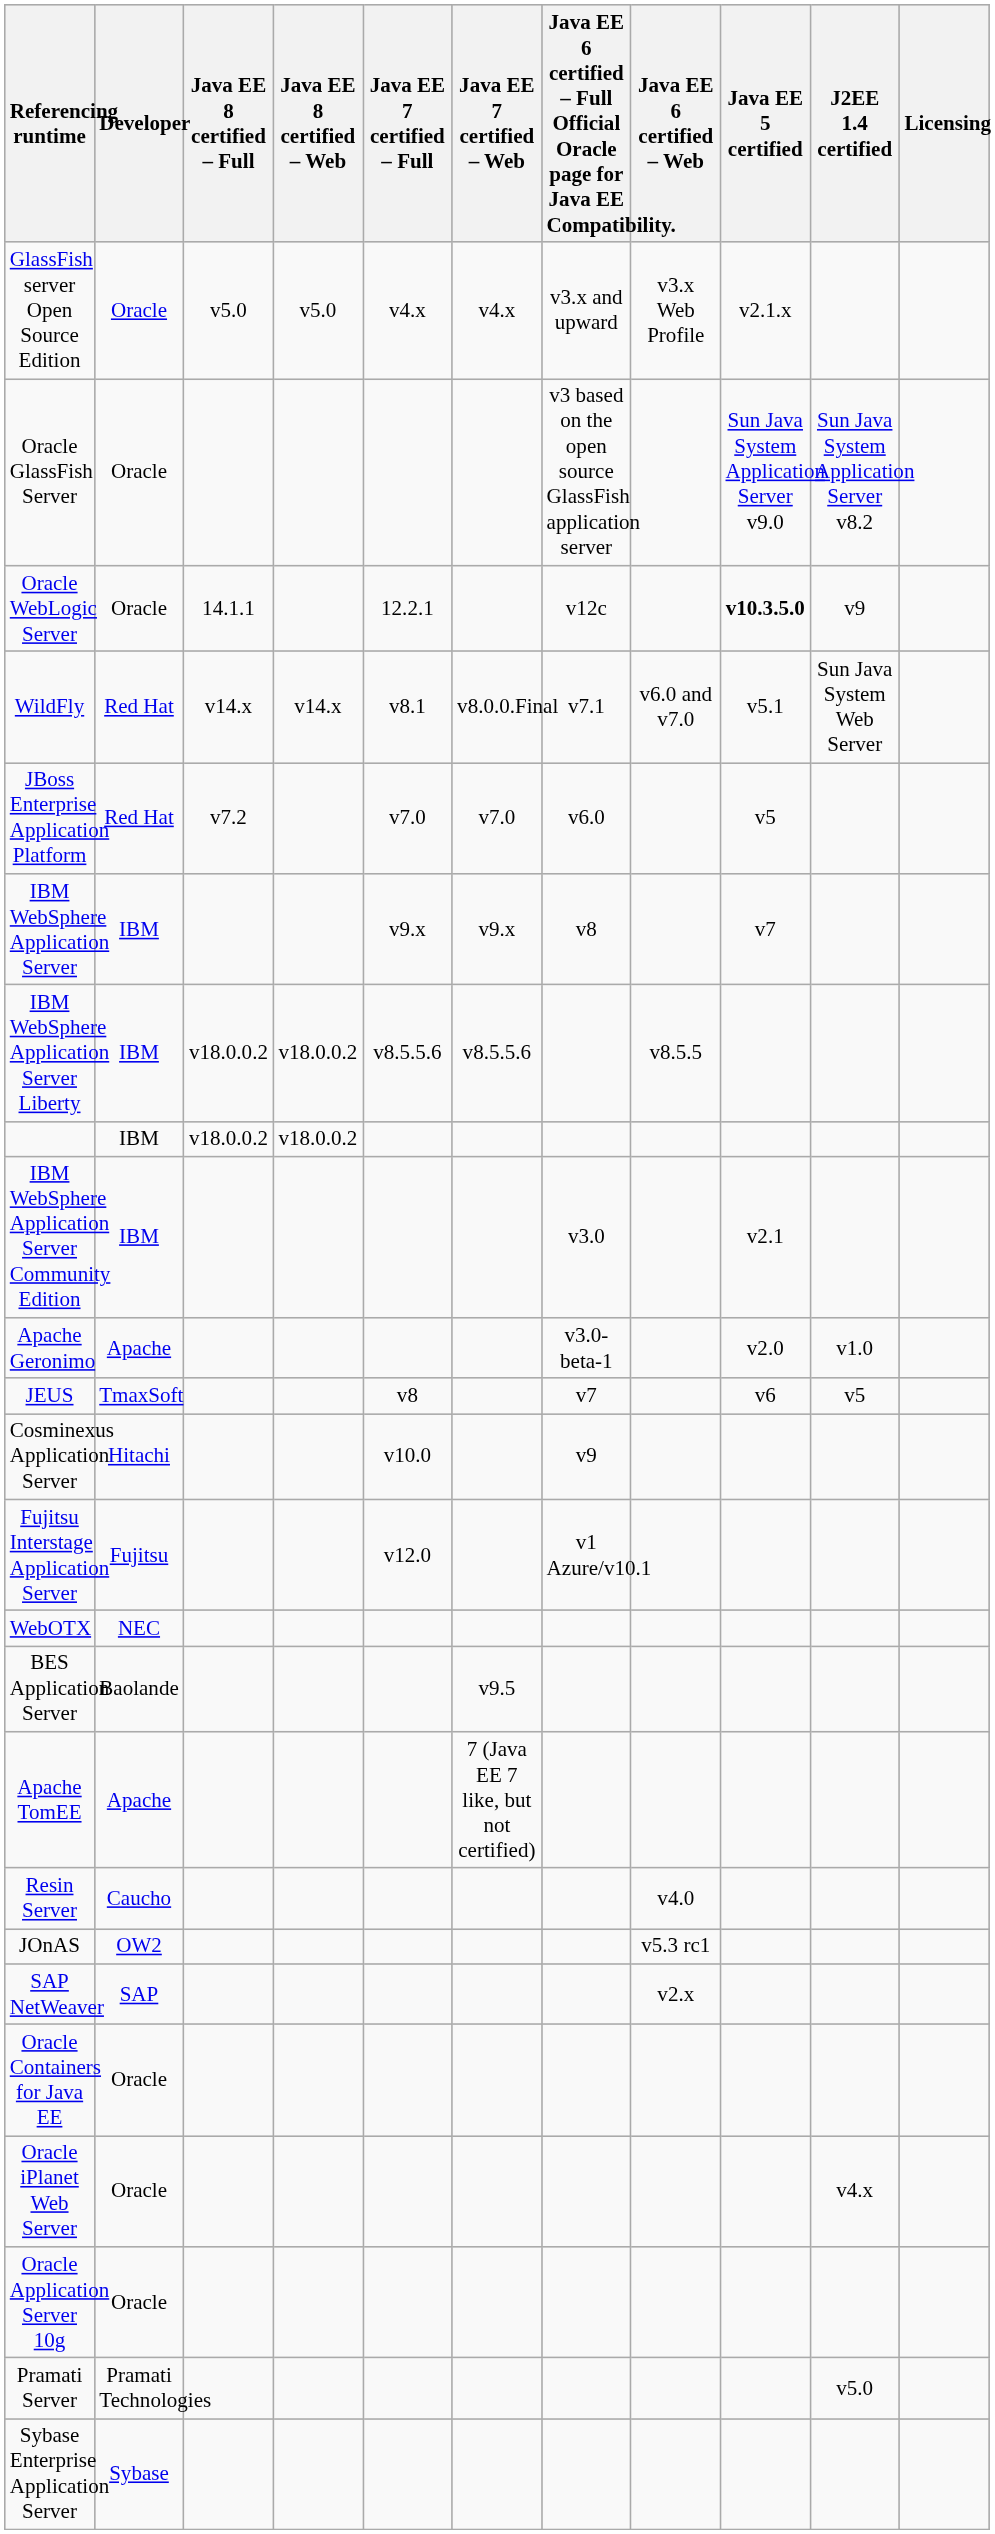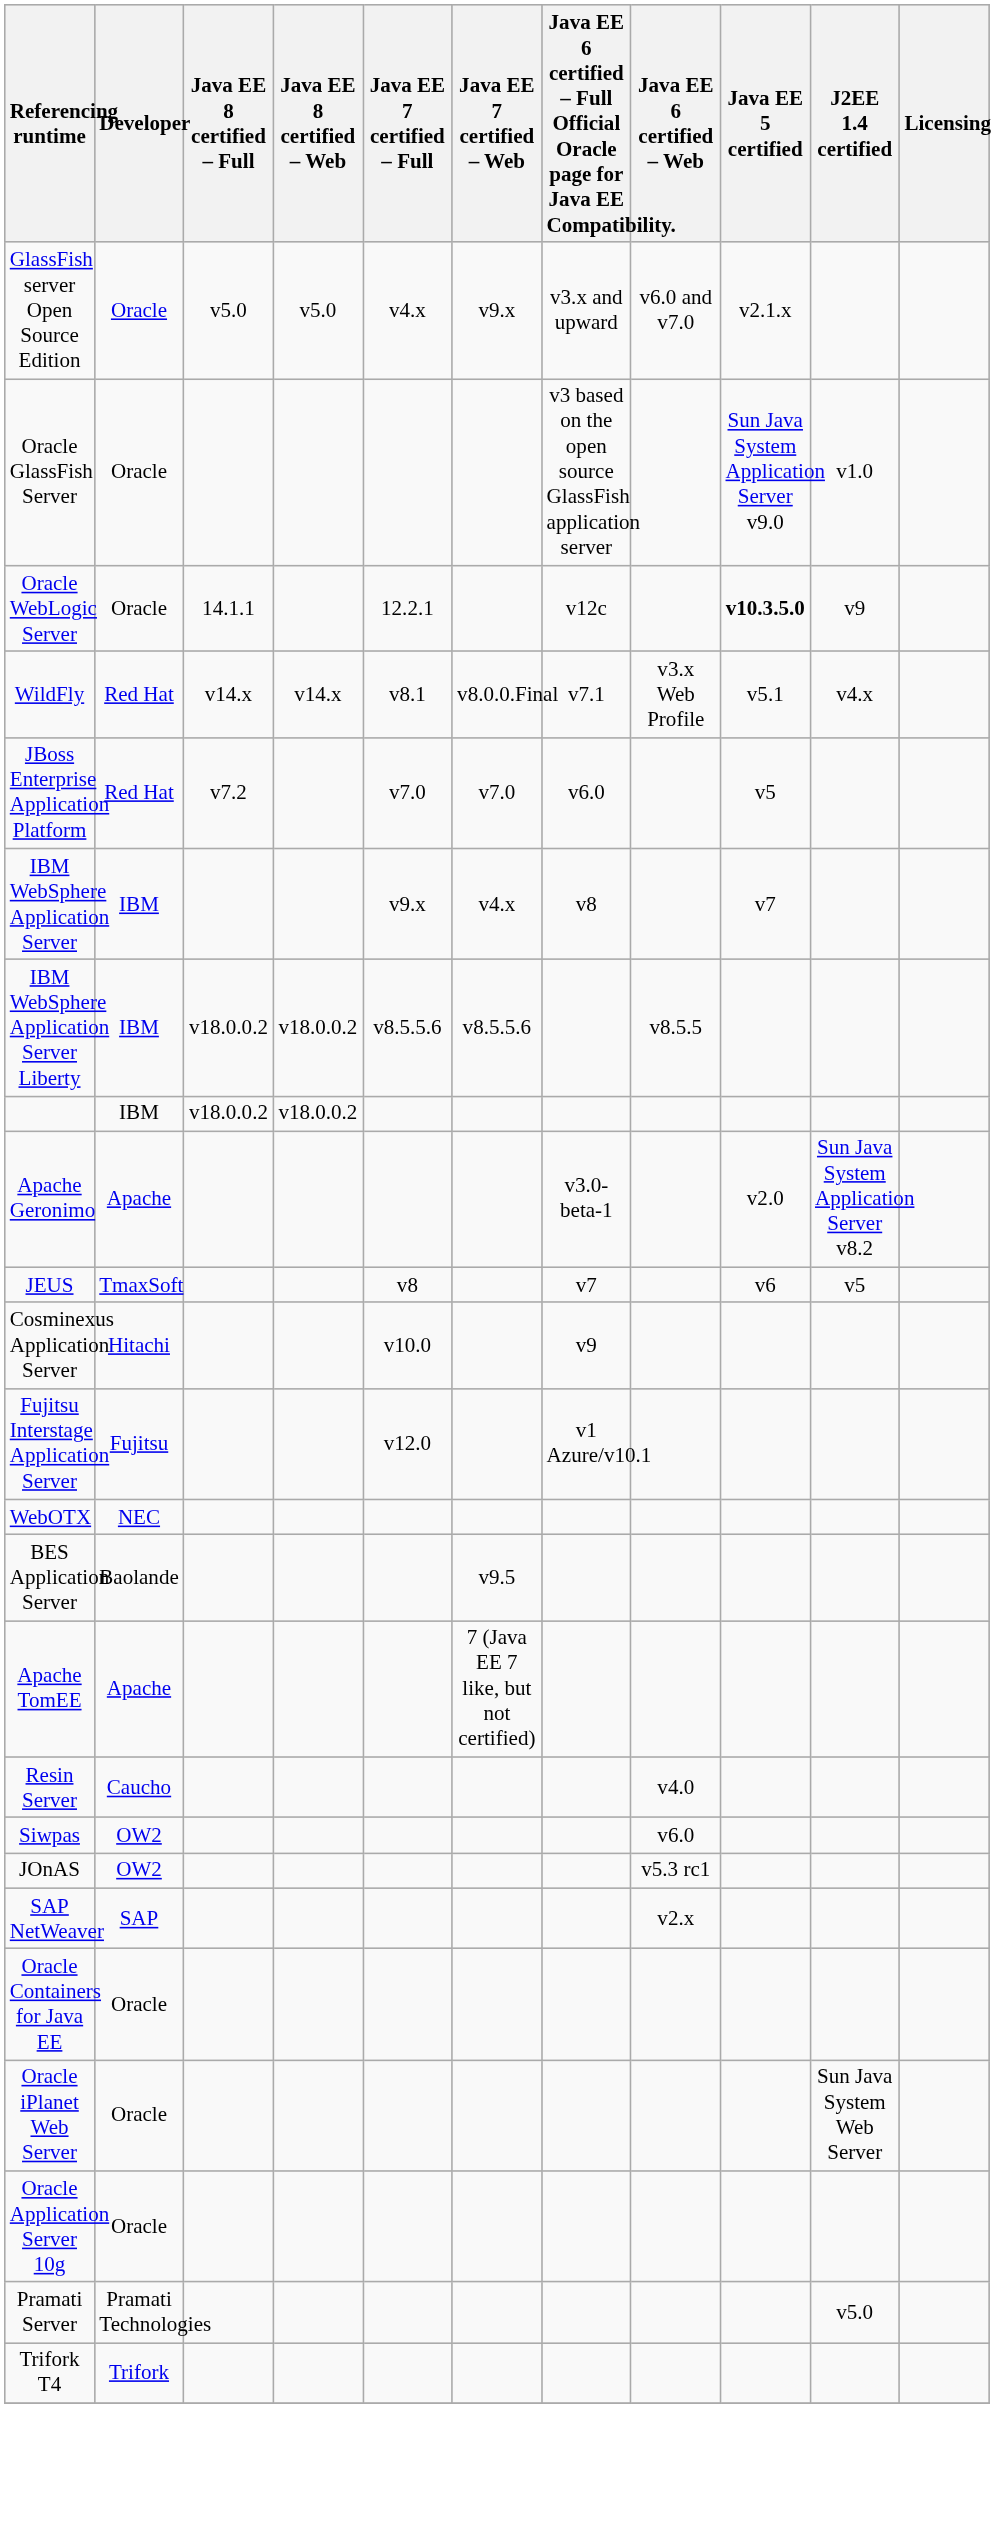(497, 310) v4.x -> (497, 310) v9.x
(676, 310) v3.x Web Profile -> (676, 310) v6.0 and v7.0
(865, 472) Sun Java System Application Server v8.2 -> (855, 472) v1.0
(676, 706) v6.0 and v7.0 -> (676, 694) v3.x Web Profile
(855, 706) Sun Java System Web Server -> (855, 694) v4.x
(497, 929) v9.x -> (497, 903) v4.x
- row: (60, 1237)
(855, 1348) v1.0 -> (865, 1199) Sun Java System Application Server v8.2
+ row: (50, 1835)
(855, 2191) v4.x -> (855, 2115) Sun Java System Web Server
+ row: (50, 2372)
- row: (59, 2473)
